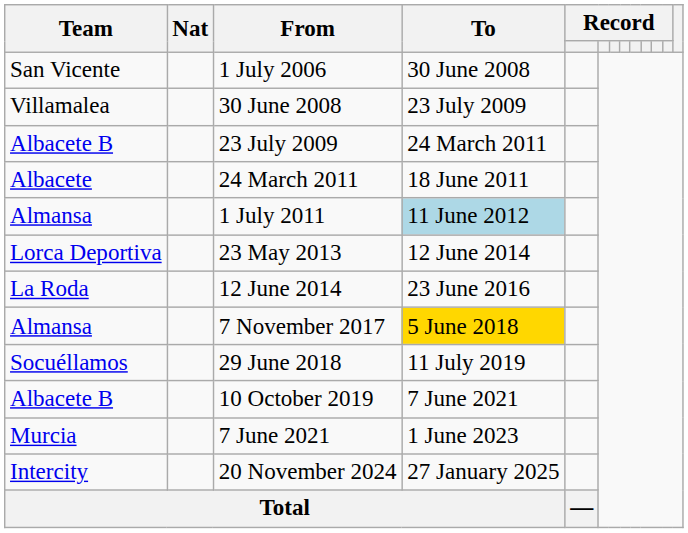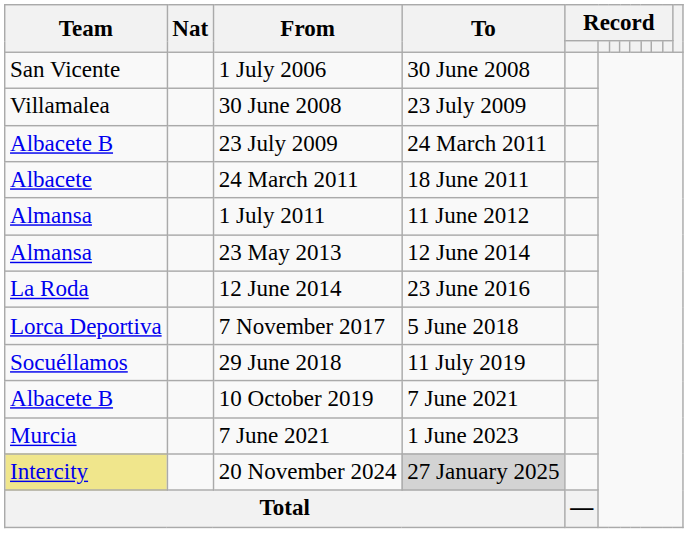(468, 216) lightblue background -> (468, 216) no background
(86, 252) Lorca Deportiva -> (51, 252) Almansa
(51, 325) Almansa -> (86, 325) Lorca Deportiva
(463, 325) gold background -> (463, 325) no background
(49, 471) no background -> (49, 471) khaki background
(483, 471) no background -> (483, 471) lightgrey background
